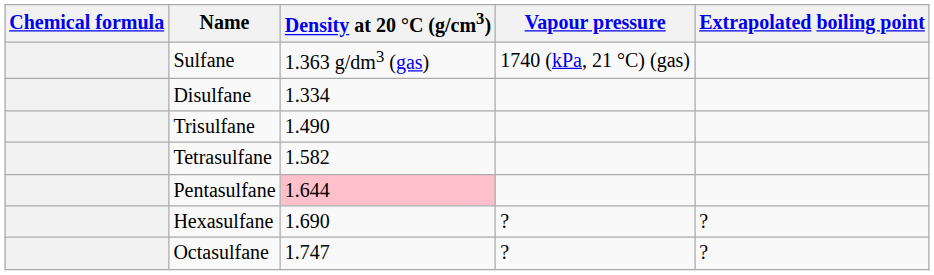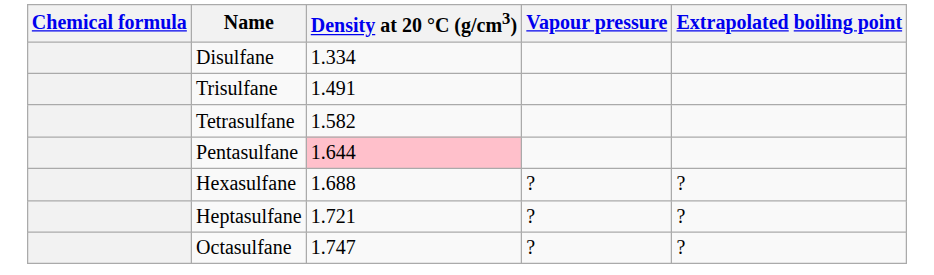- row: (204, 60)
(307, 126) 1.490 -> (333, 89) 1.491
(307, 221) 1.690 -> (333, 184) 1.688
+ row: (249, 216)
